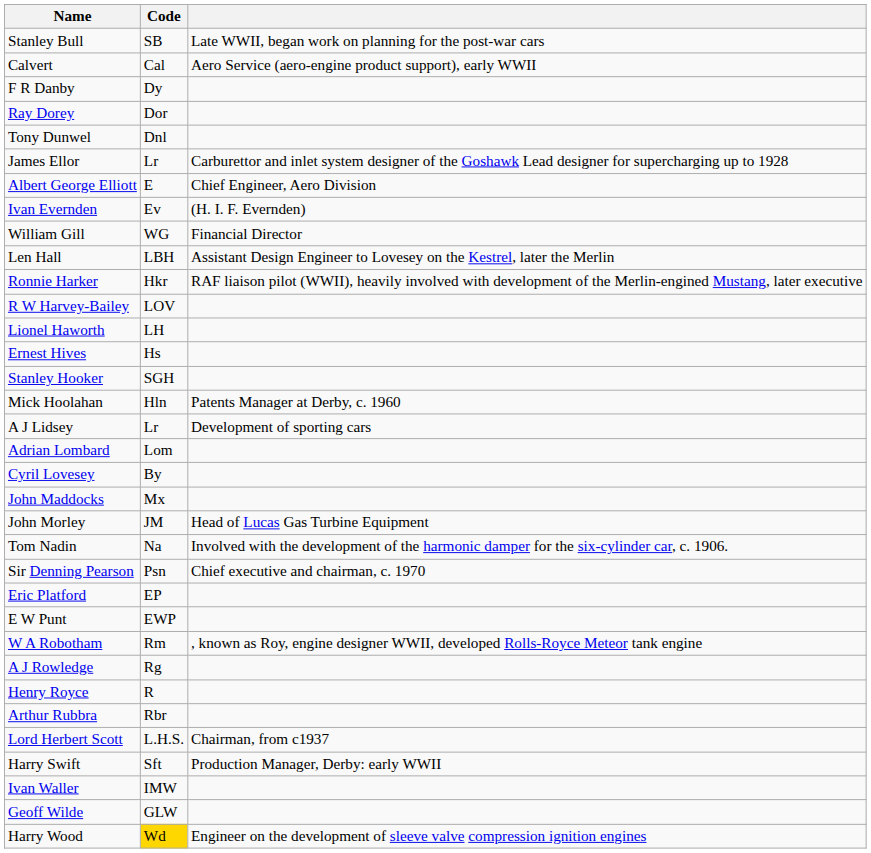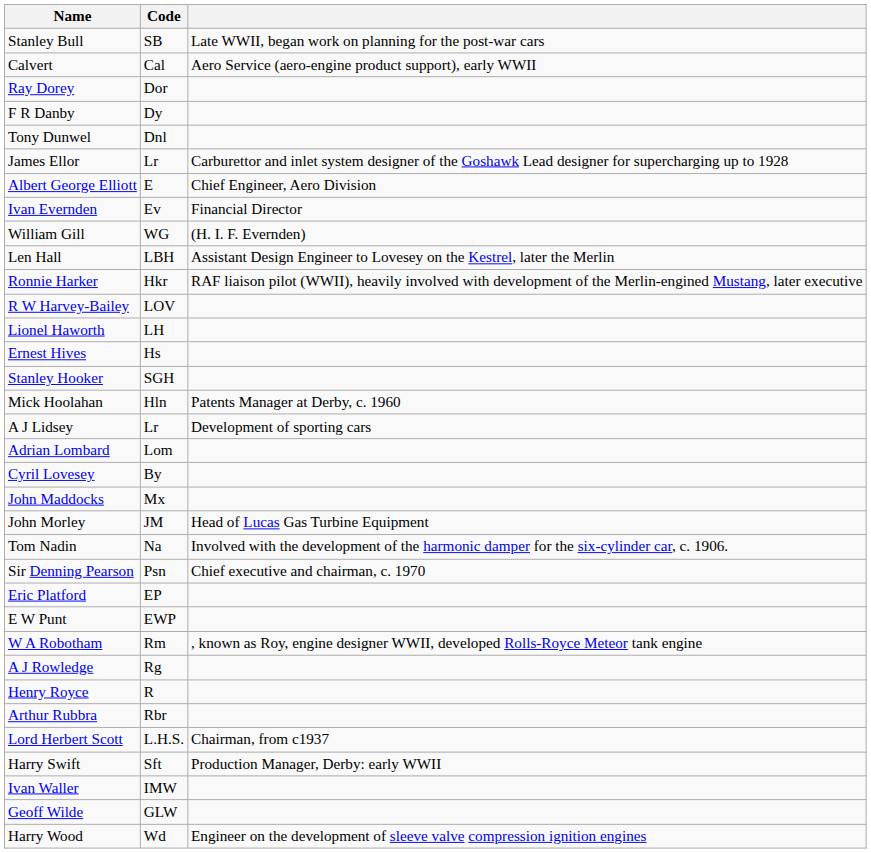rows swapped: (41, 88) <-> (41, 112)
(248, 209) (H. I. F. Evernden) -> (247, 209) Financial Director
(247, 233) Financial Director -> (248, 233) (H. I. F. Evernden)
(155, 836) gold background -> (155, 836) no background
